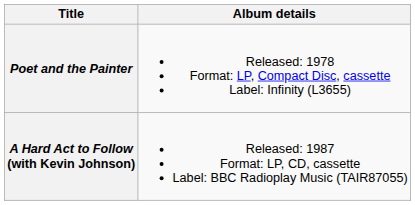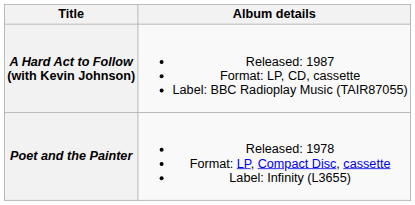rows swapped: (71, 68) <-> (71, 156)
